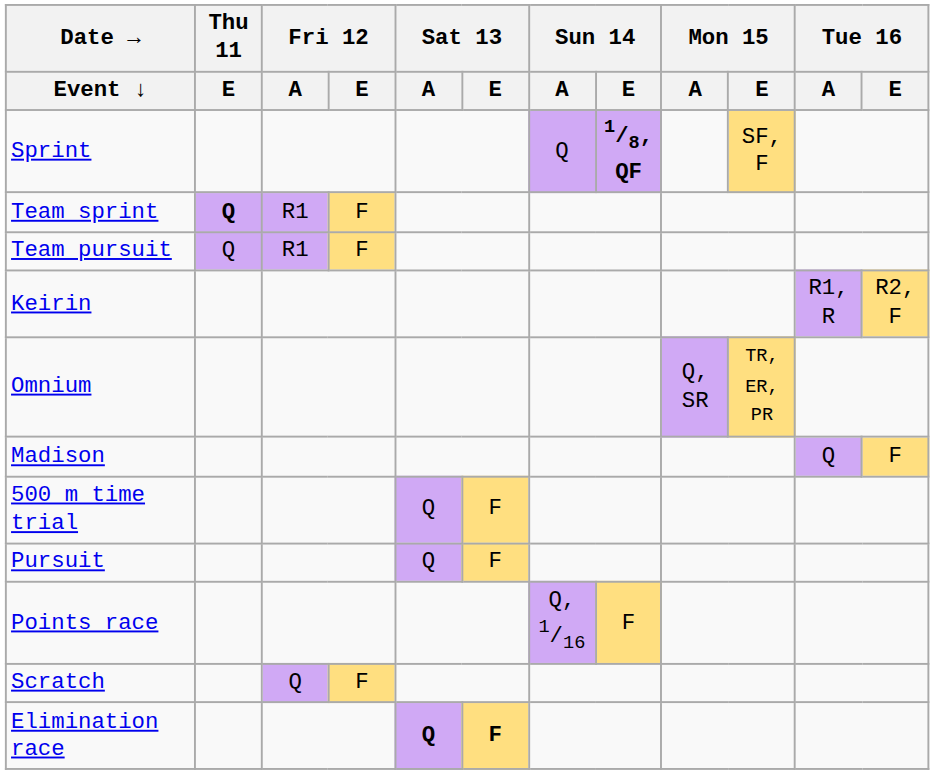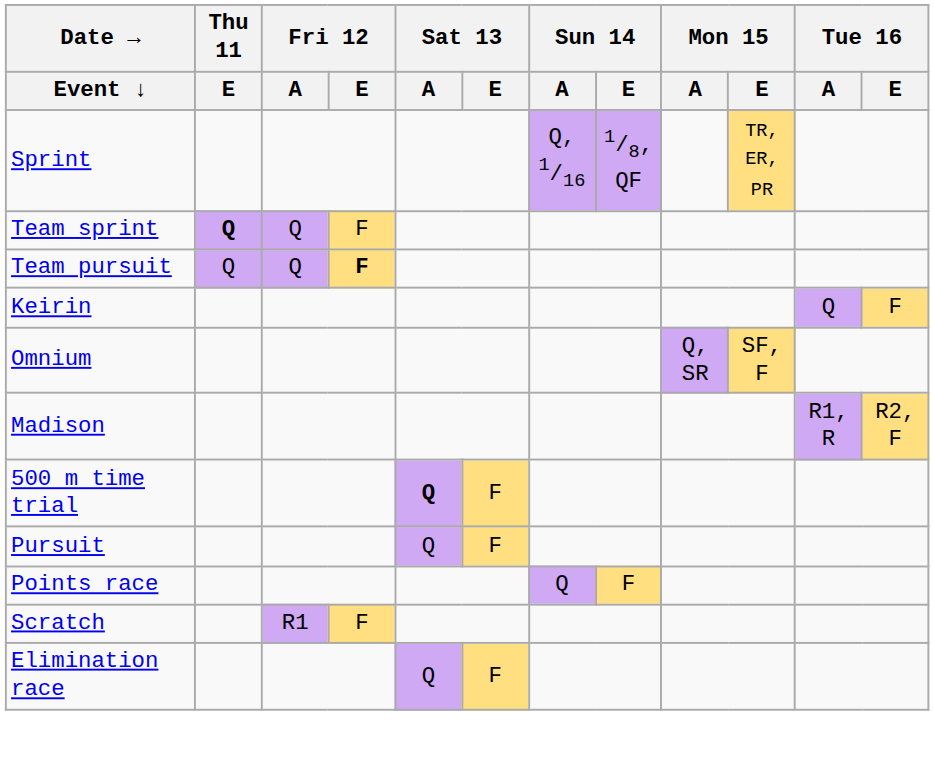(562, 151) Q -> (562, 158) Q, 1/16
(629, 152) bold -> (629, 161) normal
(762, 151) SF, F -> (762, 160) TR, ER, PR
(295, 212) R1 -> (295, 229) Q
(295, 250) R1 -> (295, 268) Q
(362, 250) normal -> (362, 268) bold
(829, 303) R1, R -> (829, 307) Q
(895, 303) R2, F -> (895, 307) F
(762, 386) TR, ER, PR -> (762, 360) SF, F
(829, 456) Q -> (829, 426) R1, R
(895, 456) F -> (895, 426) R2, F
(429, 509) normal -> (429, 493) bold
(562, 620) Q, 1/16 -> (562, 584) Q
(295, 682) Q -> (295, 623) R1
(429, 735) bold -> (429, 676) normal
(495, 735) bold -> (495, 676) normal
